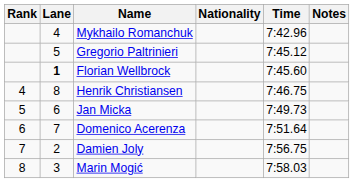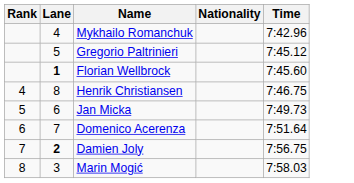- column: (329, 14)
(57, 149) normal -> (57, 149) bold
